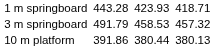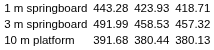(111, 24) 491.79 -> (111, 24) 491.99
(111, 40) 391.86 -> (111, 40) 391.68
